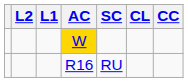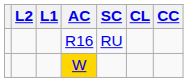rows swapped: (79, 65) <-> (79, 41)
